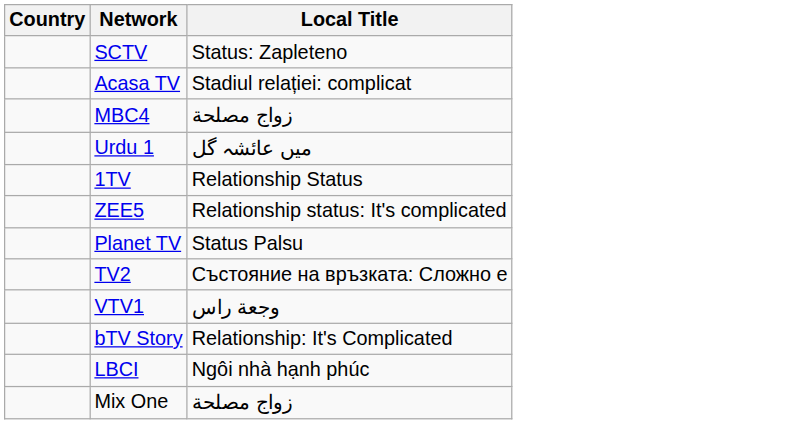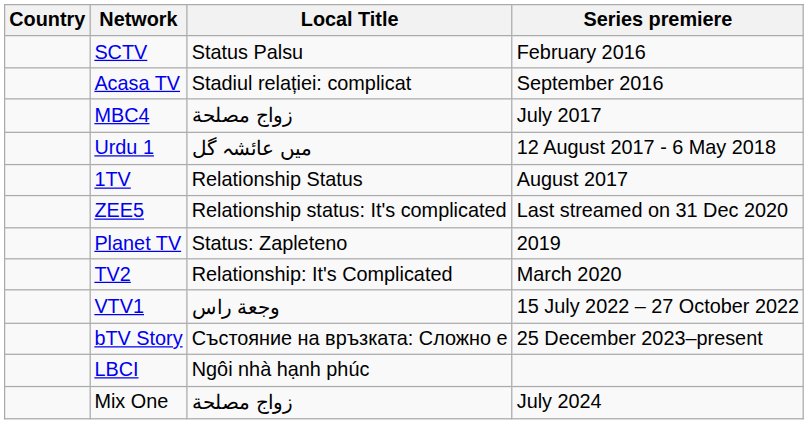+ column: (658, 20)
(270, 51) Status: Zapleteno -> (247, 51) Status Palsu
(247, 242) Status Palsu -> (270, 242) Status: Zapleteno
(350, 274) Състояние на връзката: Сложно е -> (322, 274) Relationship: It's Complicated
(322, 338) Relationship: It's Complicated -> (350, 338) Състояние на връзката: Сложно е
